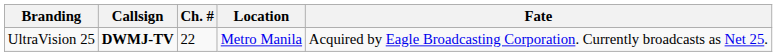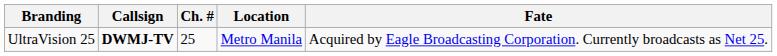(188, 39) 22 -> (188, 39) 25
